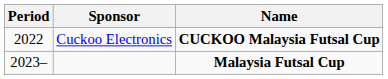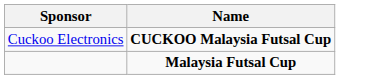- column: (29, 16)
